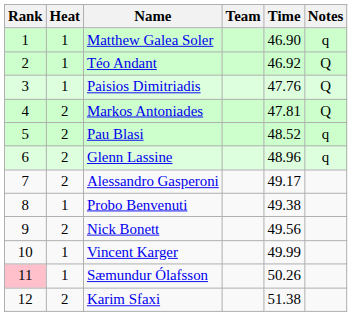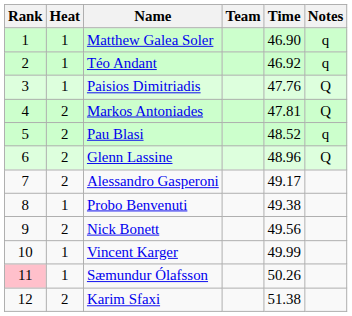(326, 63) Q -> (326, 63) q
(326, 157) q -> (326, 157) Q
